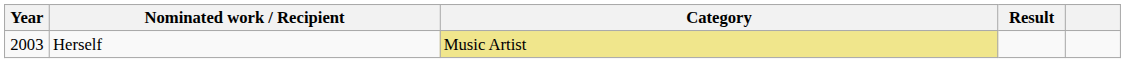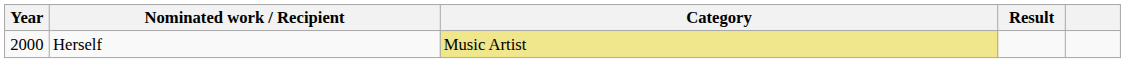(27, 44) 2003 -> (27, 44) 2000
